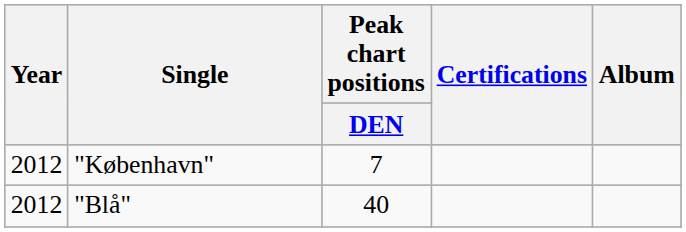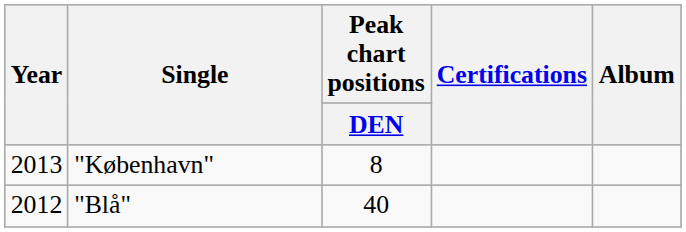(37, 164) 2012 -> (37, 164) 2013
(376, 164) 7 -> (376, 164) 8
